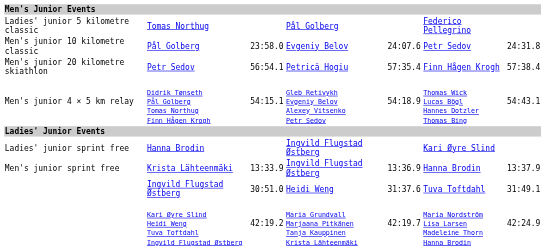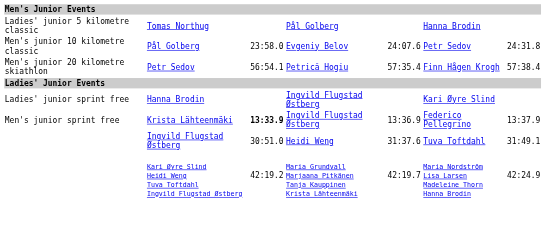(447, 26) Federico Pellegrino -> (452, 26) Hanna Brodin
- row: (179, 107)
(267, 168) normal -> (267, 120) bold
(452, 168) Hanna Brodin -> (447, 120) Federico Pellegrino
